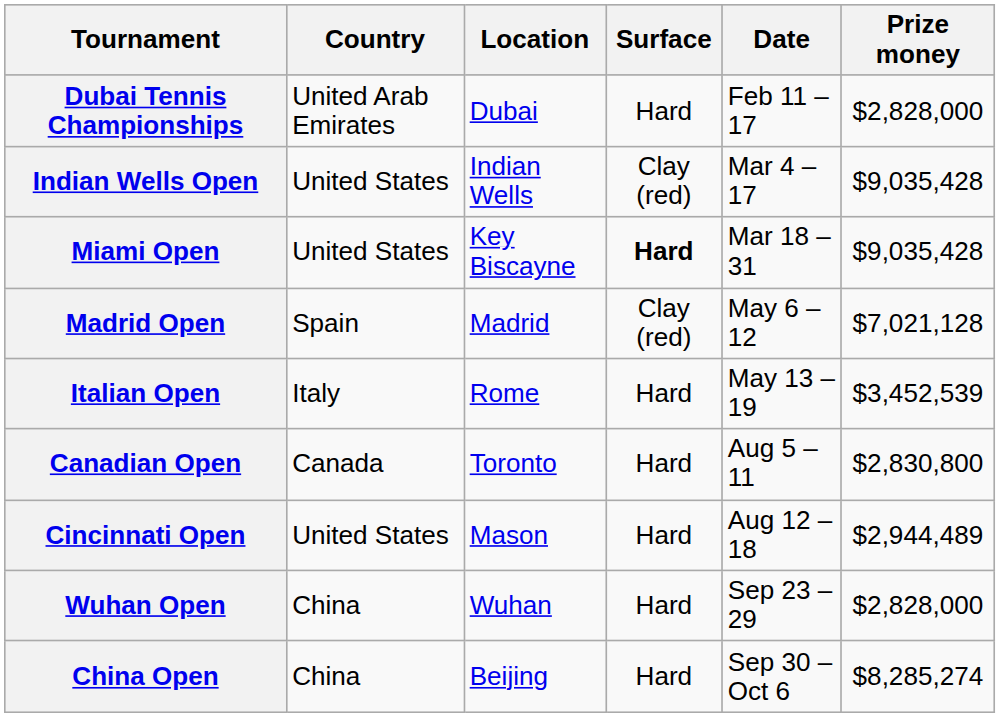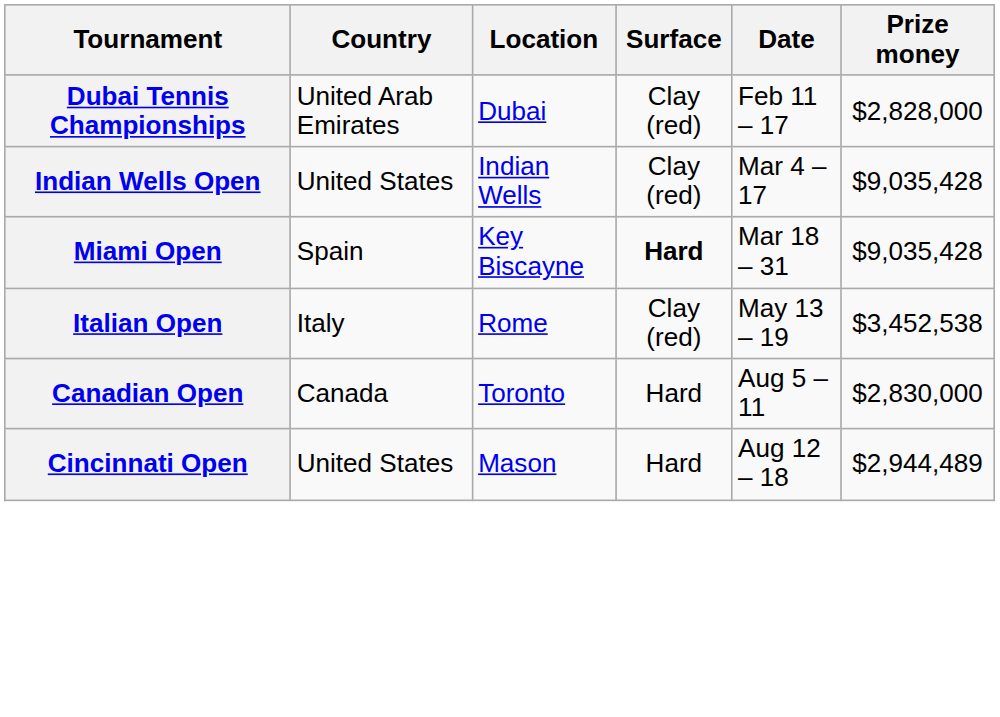(664, 110) Hard -> (674, 110) Clay (red)
(370, 251) United States -> (330, 251) Spain
- row: (145, 322)
(664, 393) Hard -> (674, 322) Clay (red)
(918, 393) $3,452,539 -> (918, 322) $3,452,538
(918, 464) $2,830,800 -> (918, 393) $2,830,000
- row: (145, 605)
- row: (145, 676)
